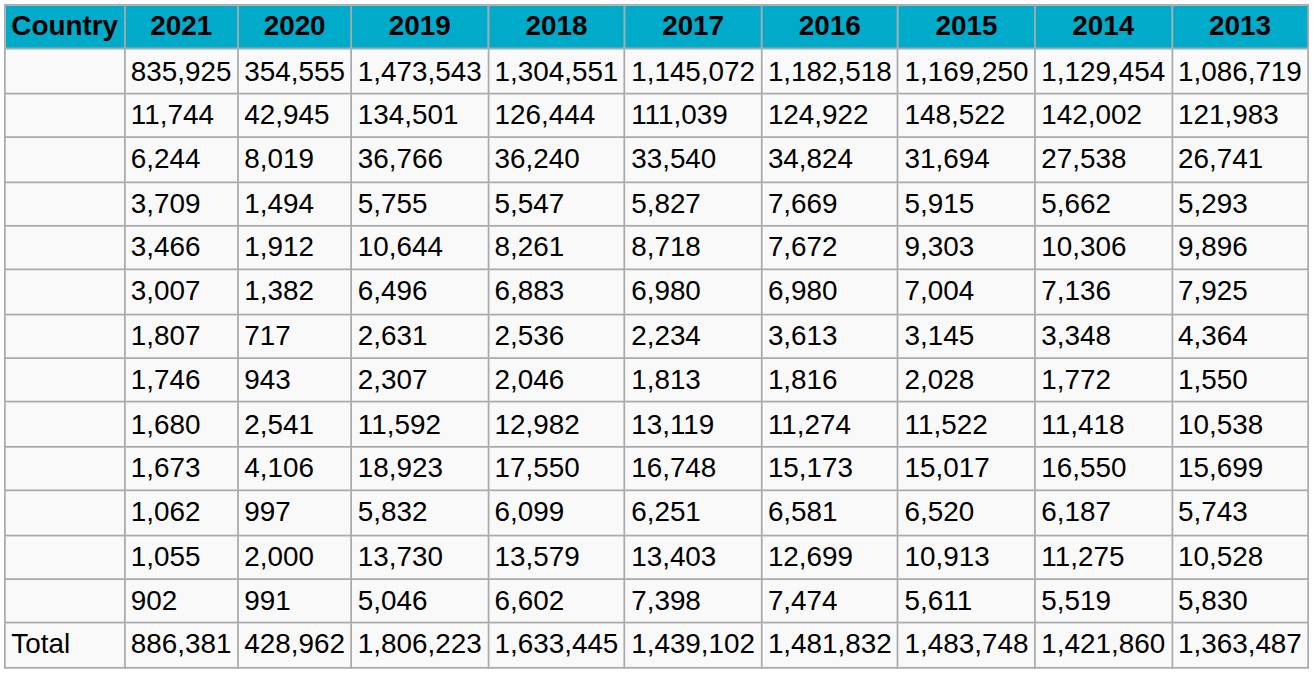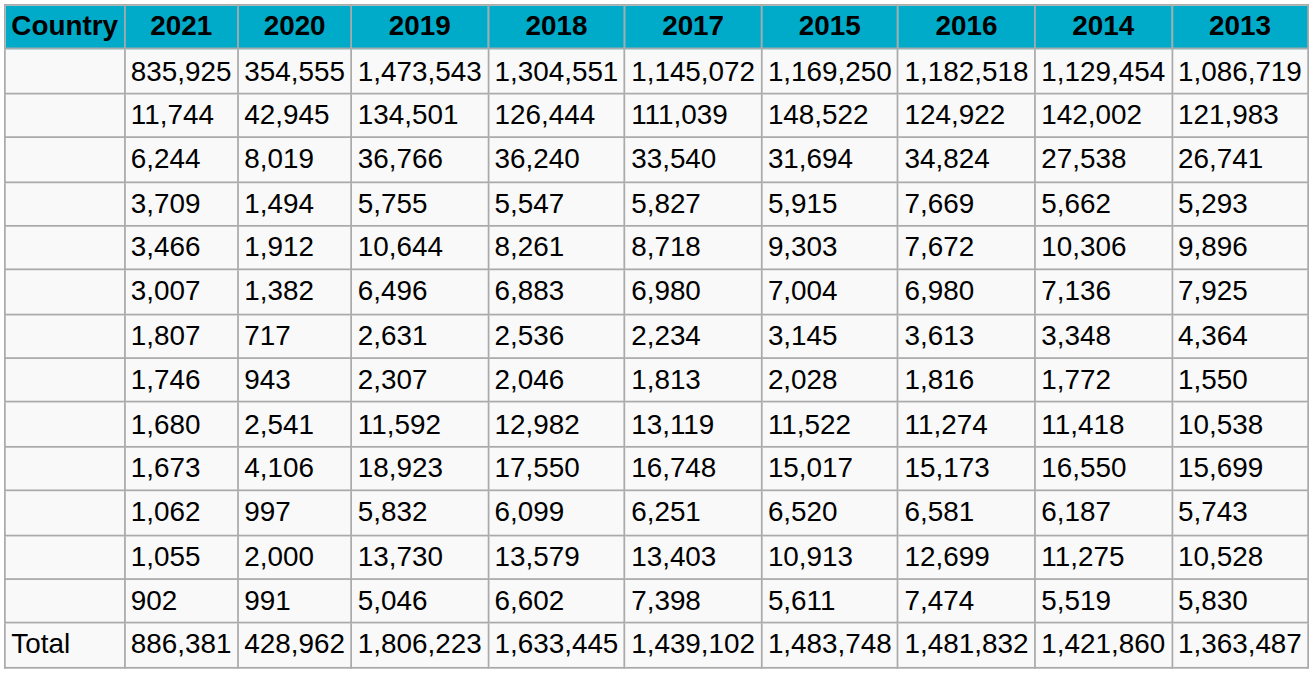columns swapped: (830, 26) <-> (967, 26)
